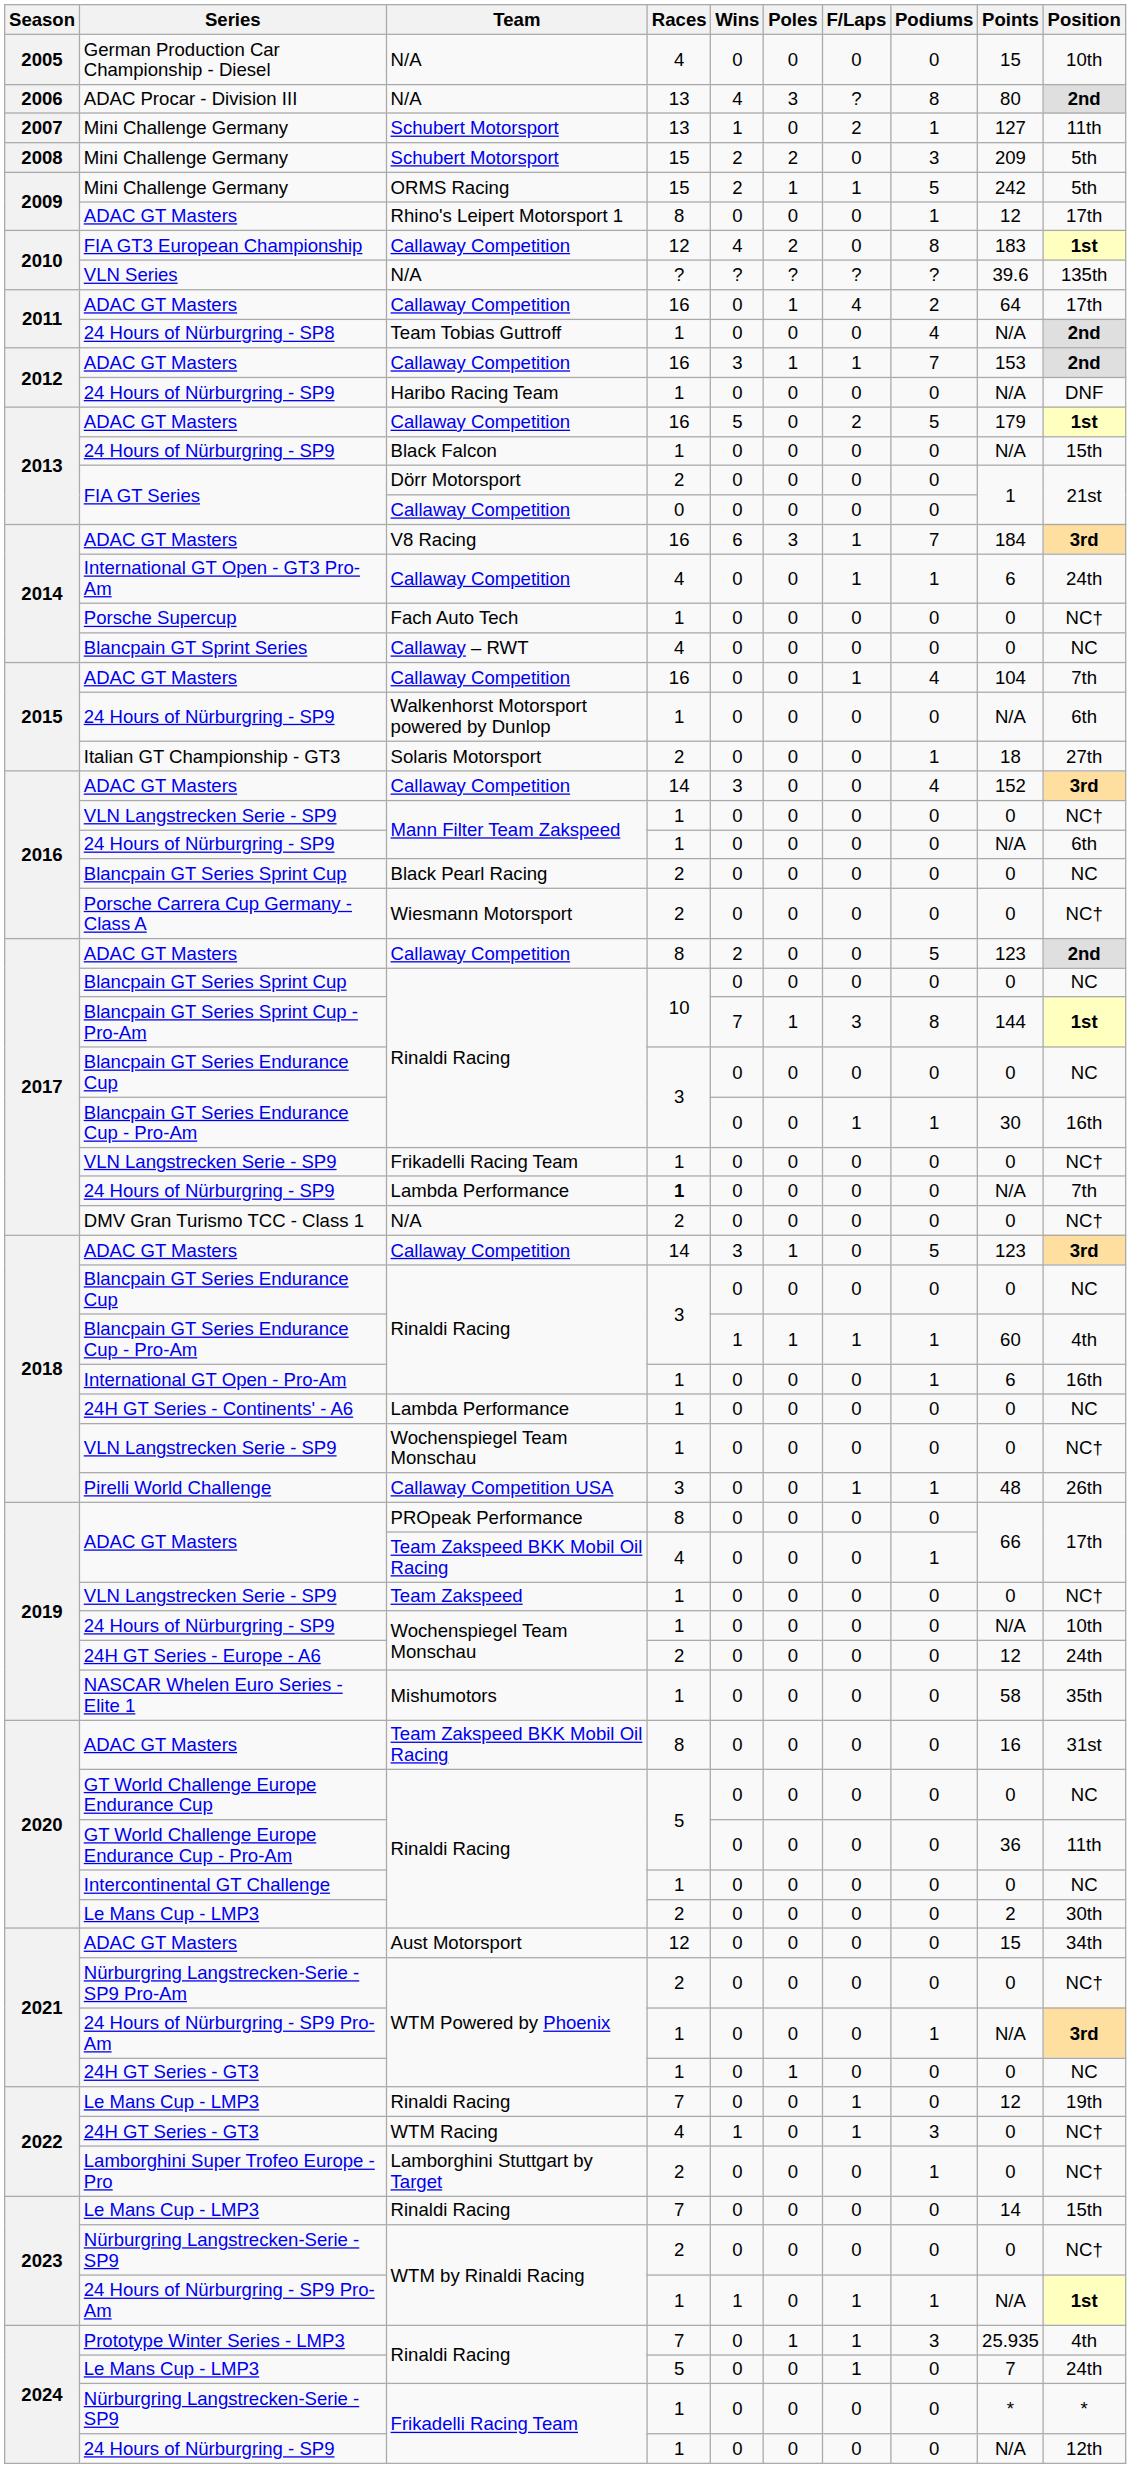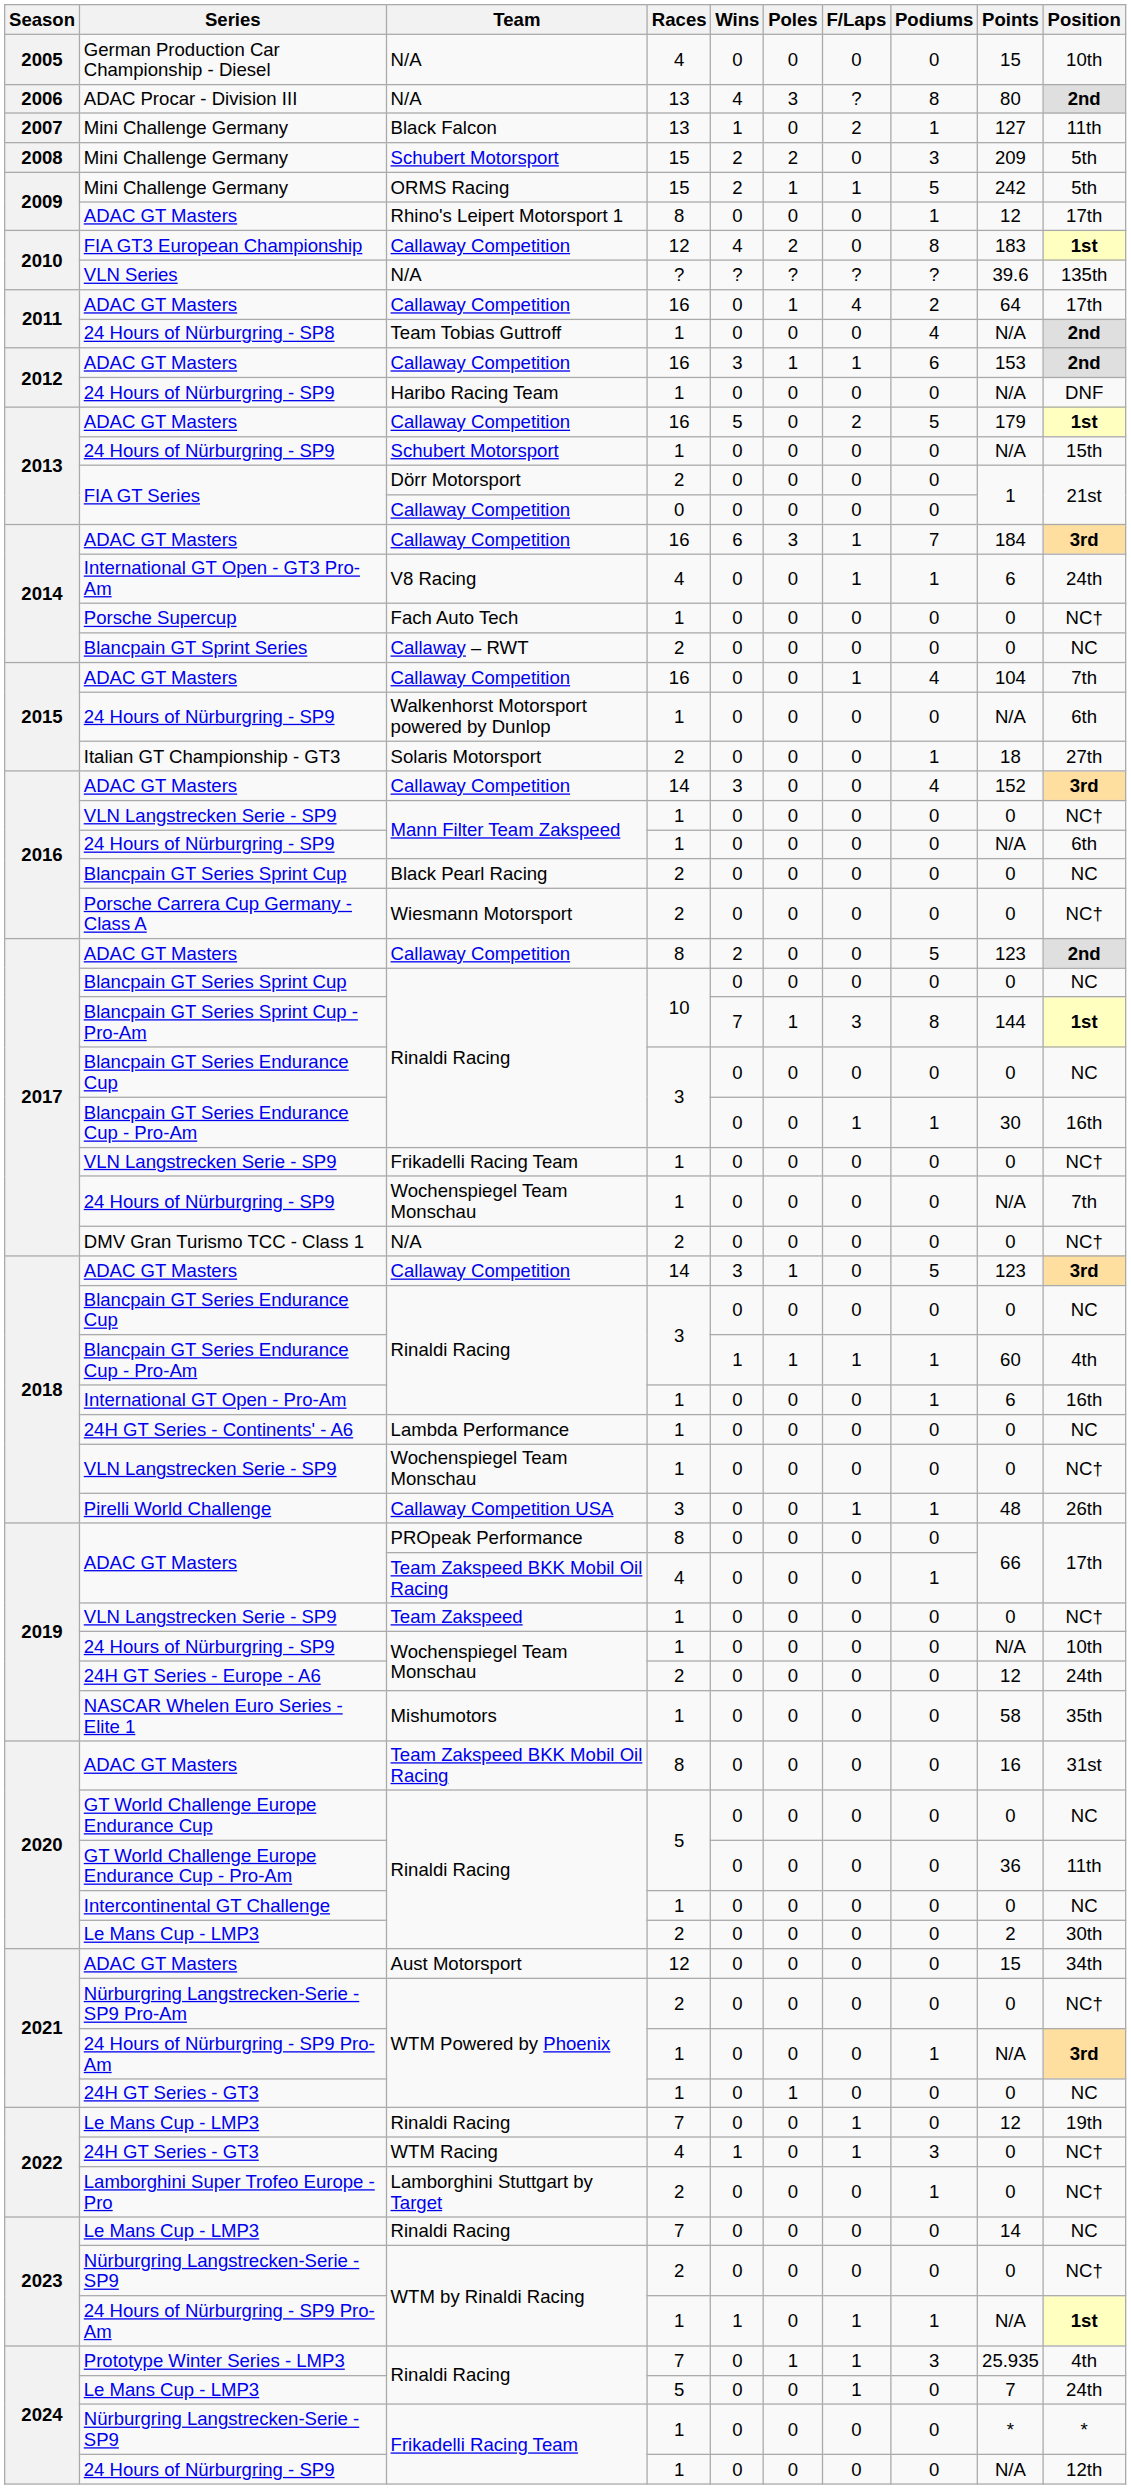(475, 128) Schubert Motorsport -> (444, 128) Black Falcon
(934, 363) 7 -> (934, 363) 6
(444, 451) Black Falcon -> (475, 451) Schubert Motorsport
(433, 539) V8 Racing -> (480, 539) Callaway Competition
(480, 579) Callaway Competition -> (433, 579) V8 Racing
(679, 648) 4 -> (679, 648) 2
(480, 1191) Lambda Performance -> (479, 1202) Wochenspiegel Team Monschau
(679, 1191) bold -> (679, 1202) normal
(1084, 2211) 15th -> (1084, 2231) NC
